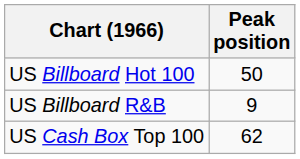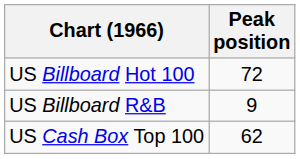(252, 74) 50 -> (252, 74) 72
